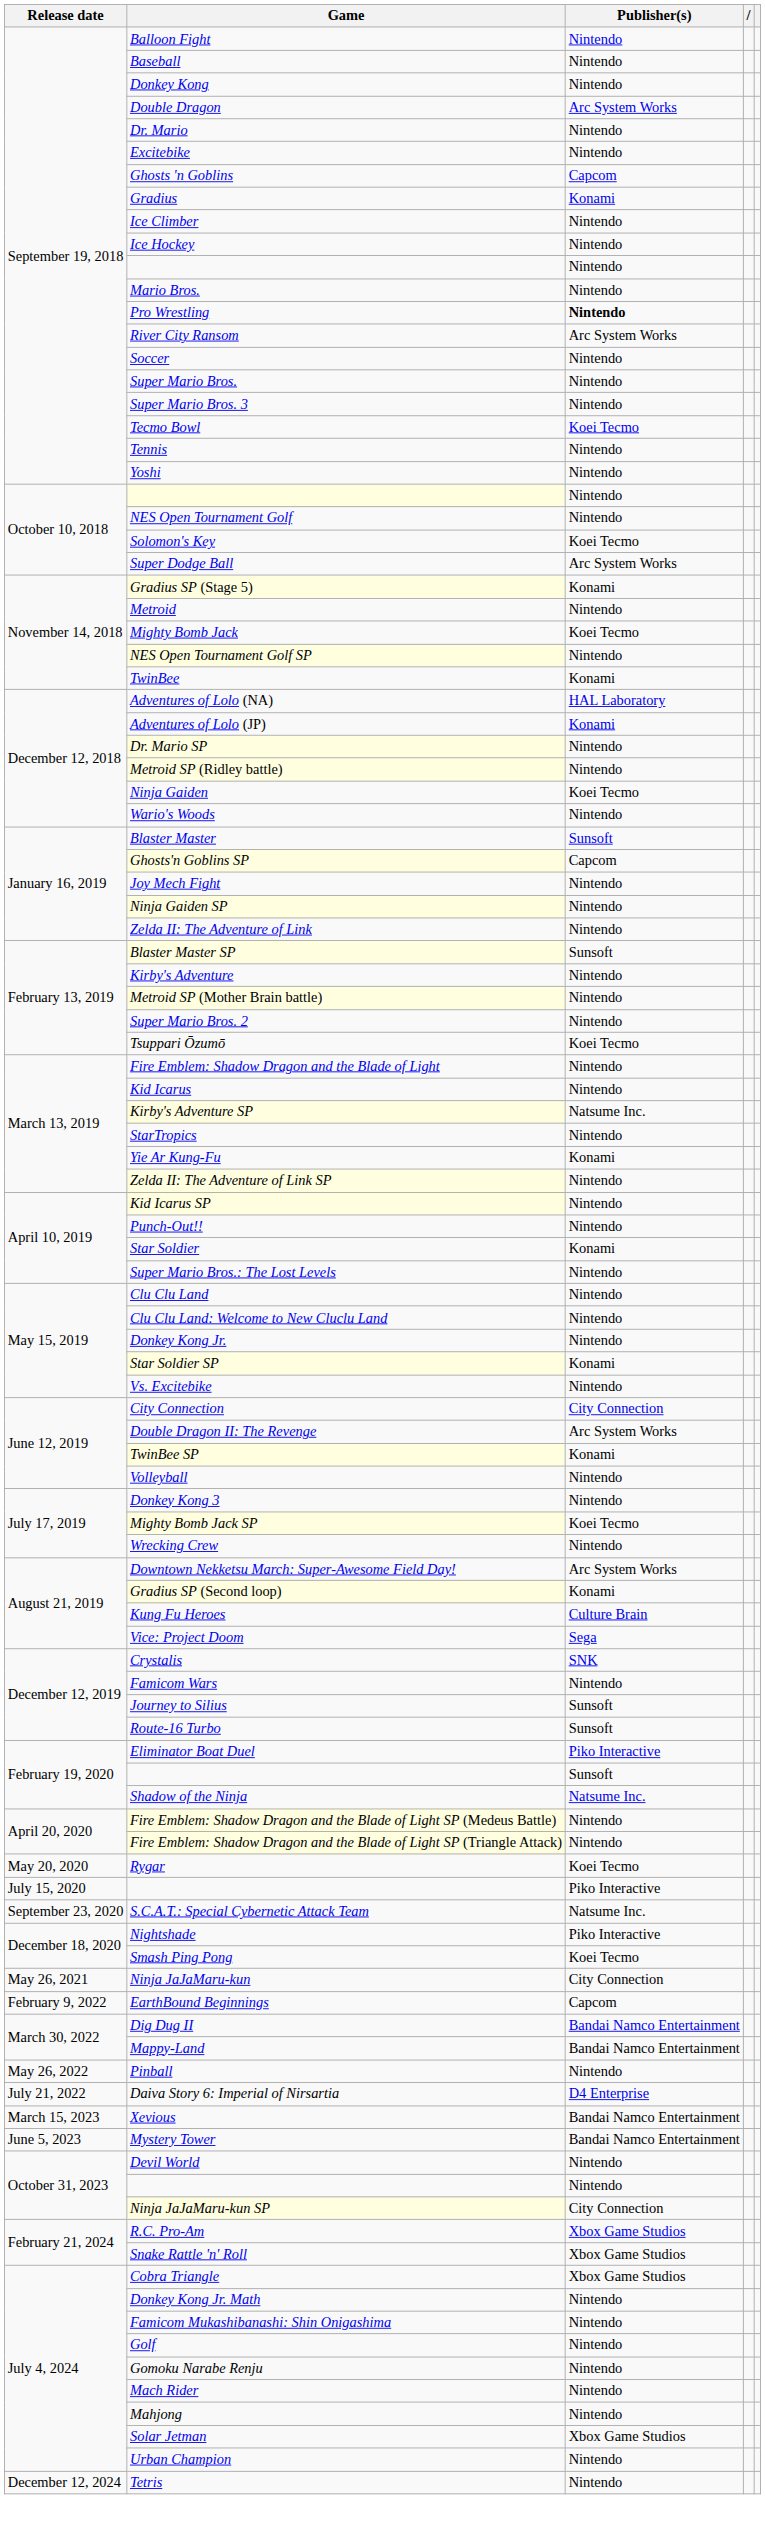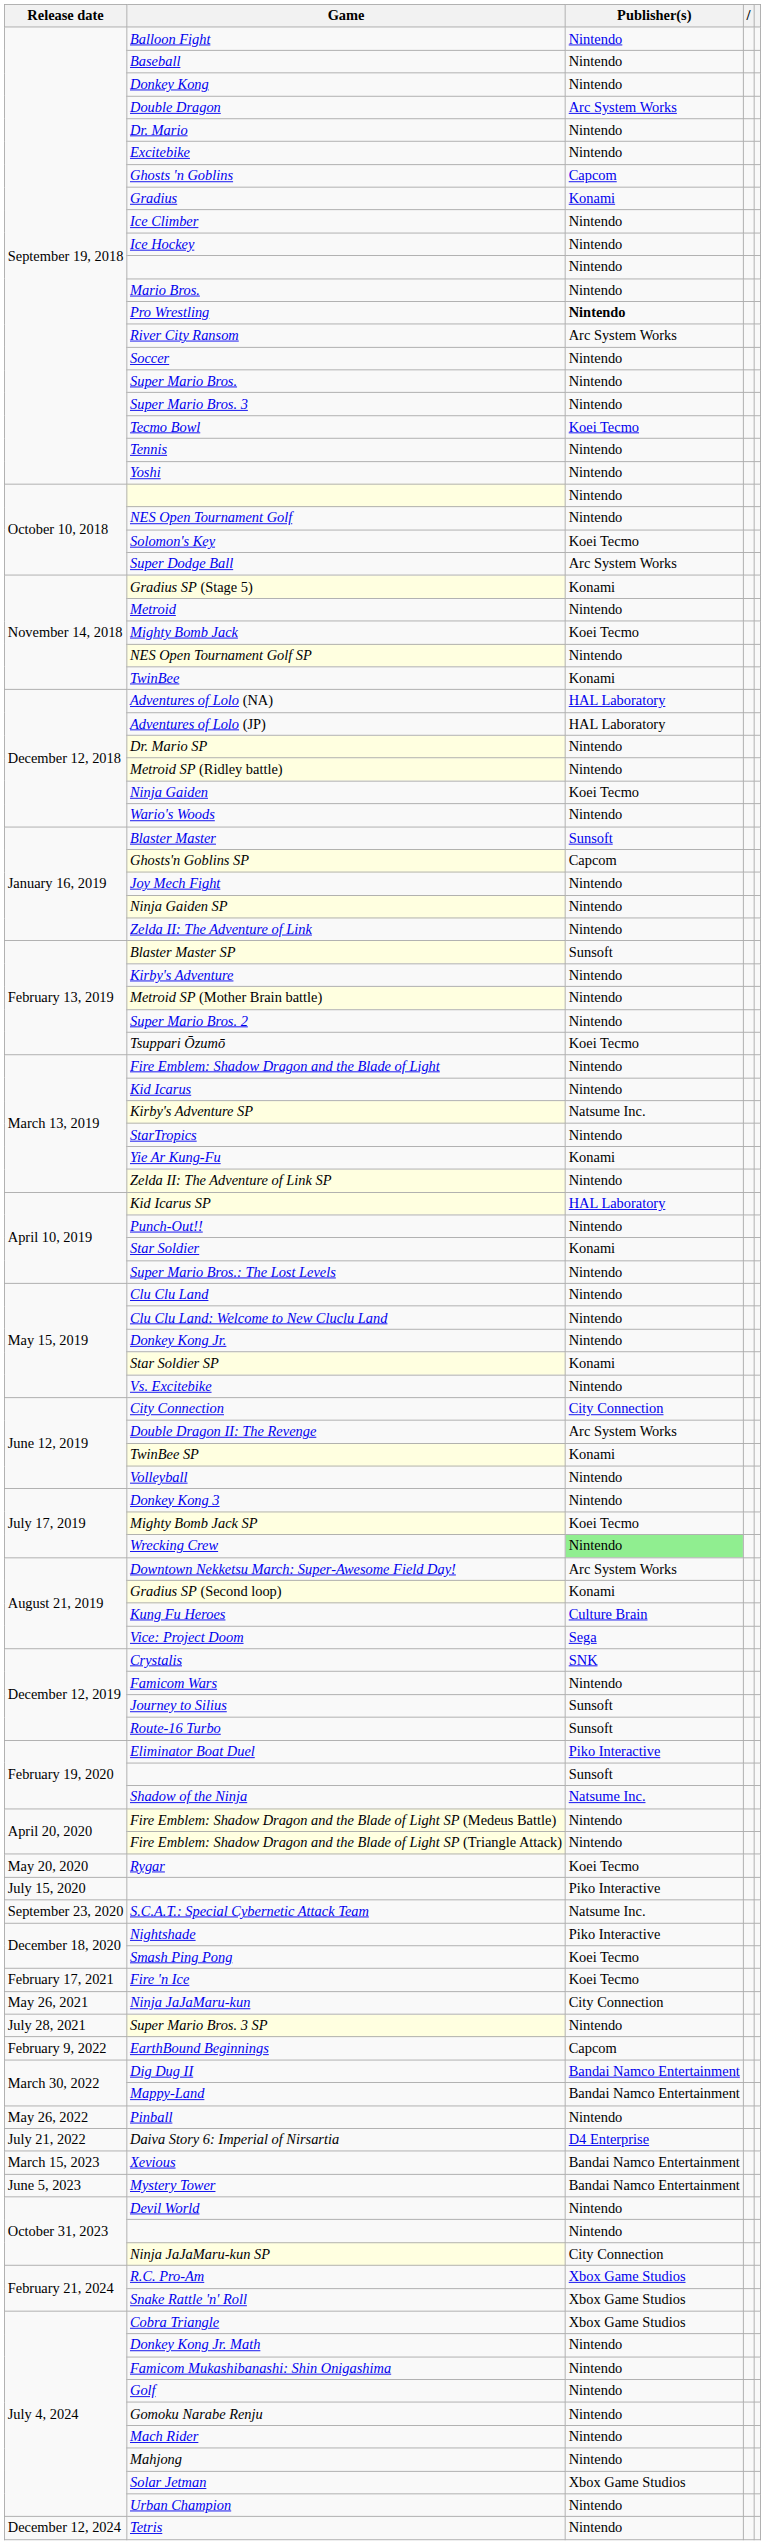(592, 723) Konami -> (617, 723) HAL Laboratory
(596, 1203) Nintendo -> (617, 1203) HAL Laboratory
(596, 1546) no background -> (596, 1546) lightgreen background
+ row: (61, 1979)
+ row: (47, 2025)
